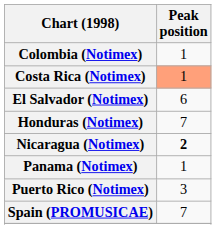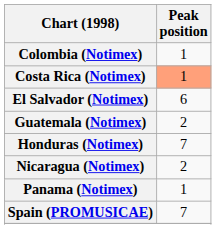+ row: (80, 122)
(184, 144) bold -> (184, 167) normal
- row: (80, 189)
